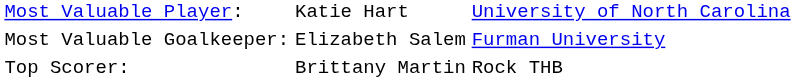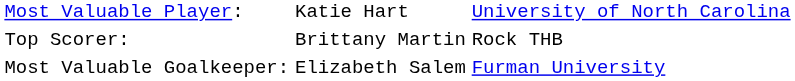rows swapped: (147, 40) <-> (67, 68)
